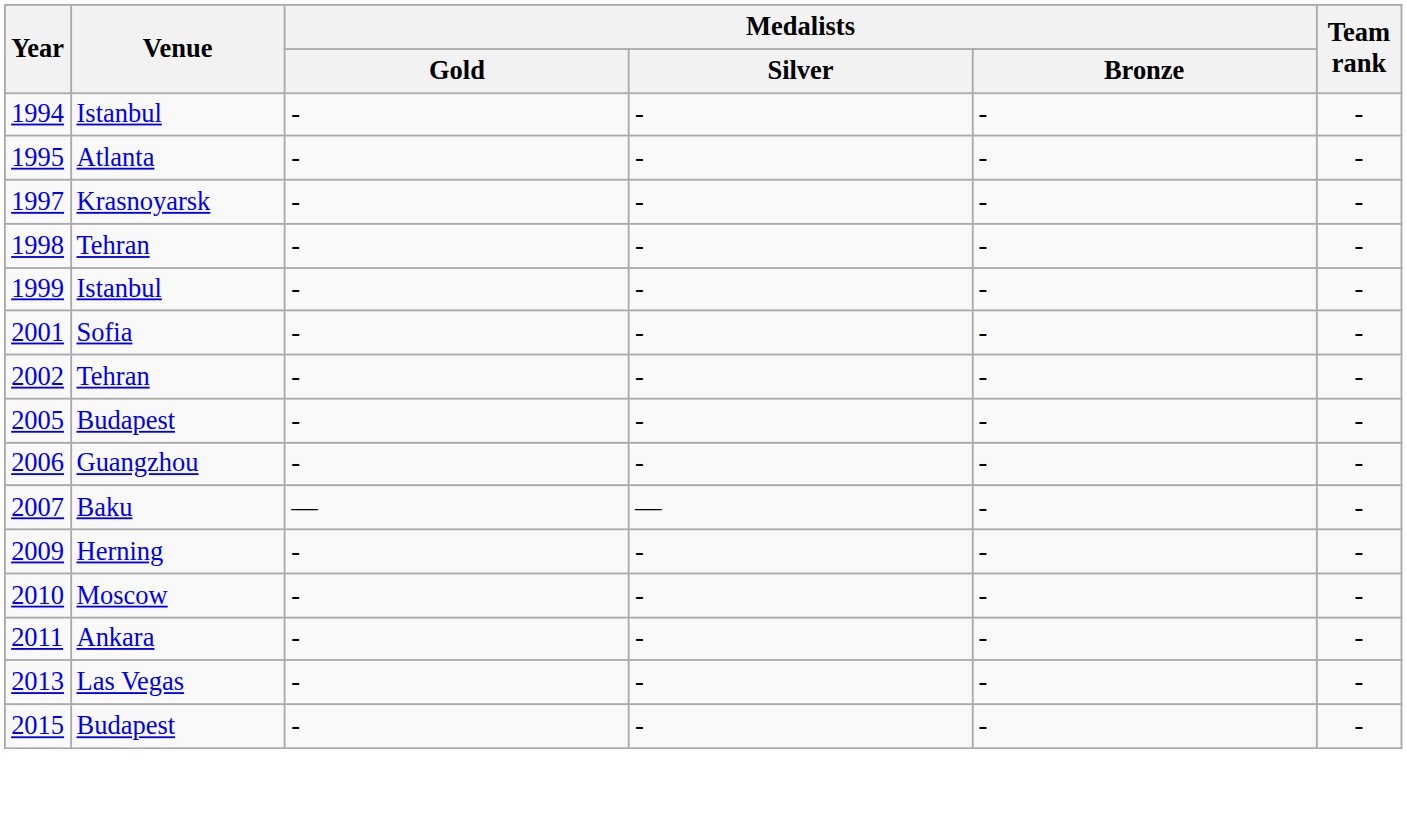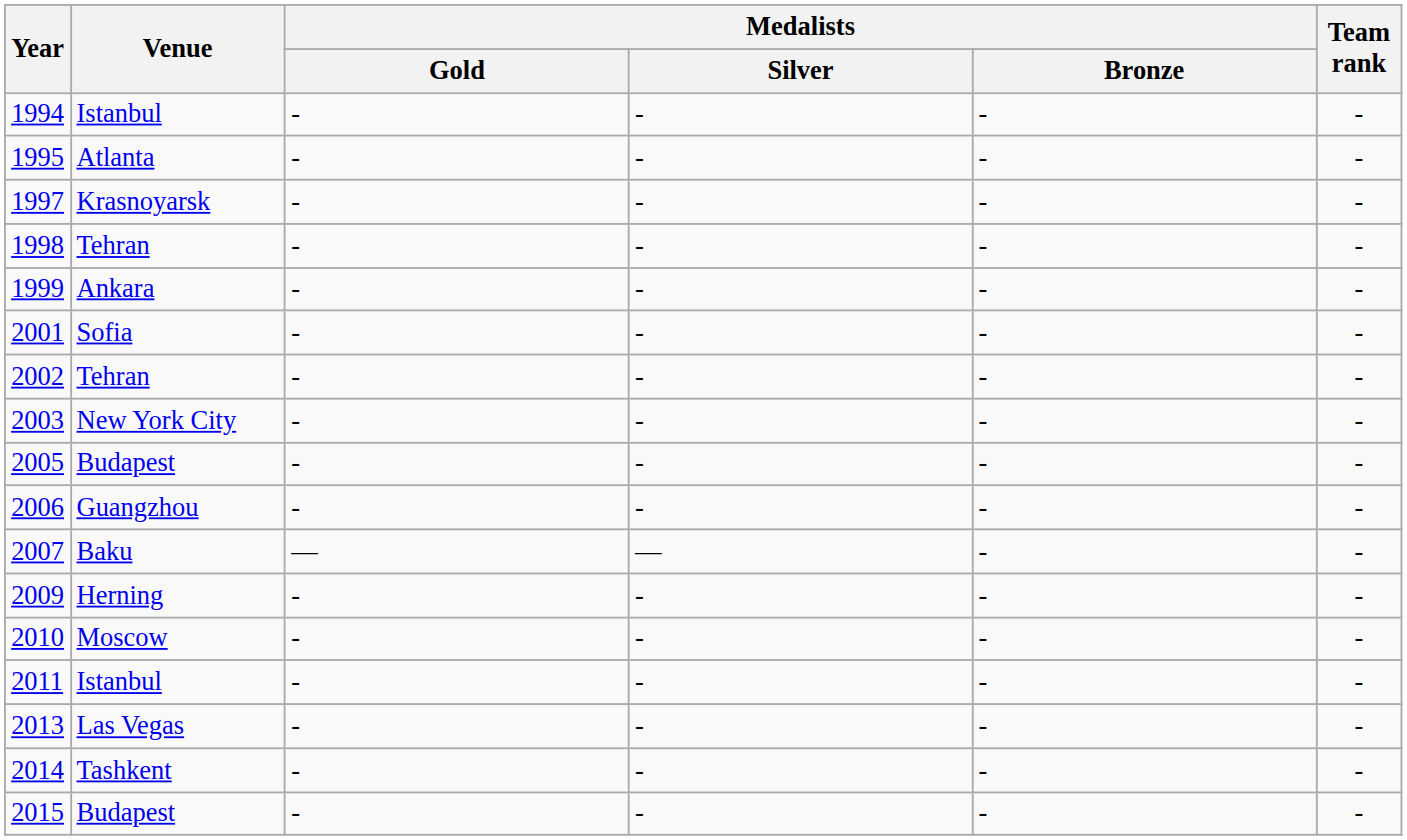(119, 288) Istanbul -> (115, 288) Ankara
+ row: (38, 420)
(115, 638) Ankara -> (119, 682) Istanbul
+ row: (38, 769)
